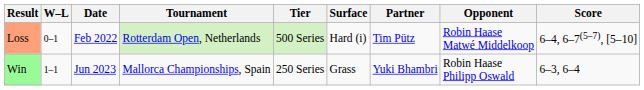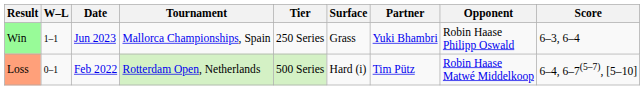rows swapped: (18, 38) <-> (17, 69)
